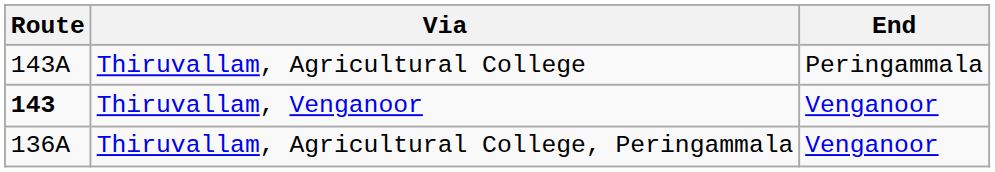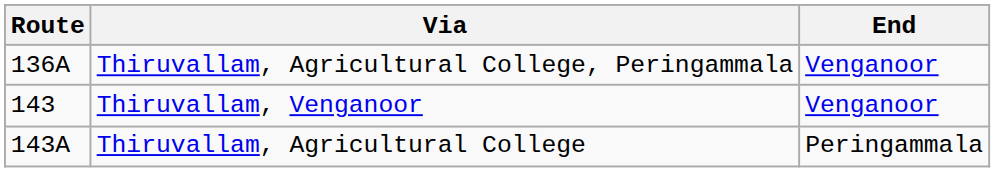rows swapped: (445, 146) <-> (341, 65)
(33, 106) bold -> (33, 106) normal
